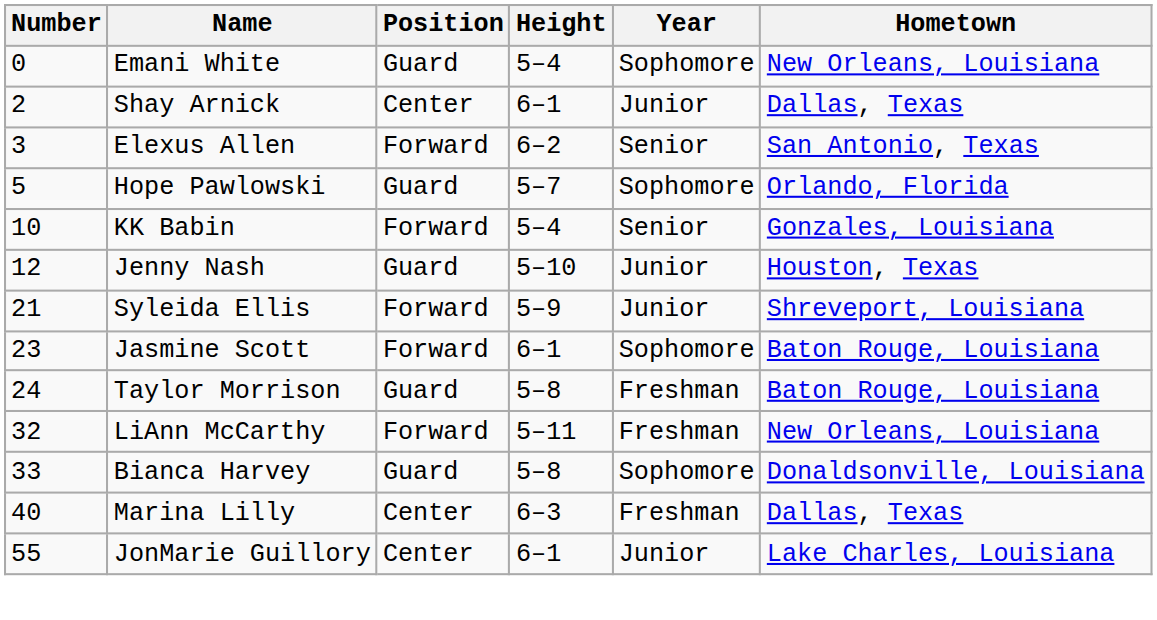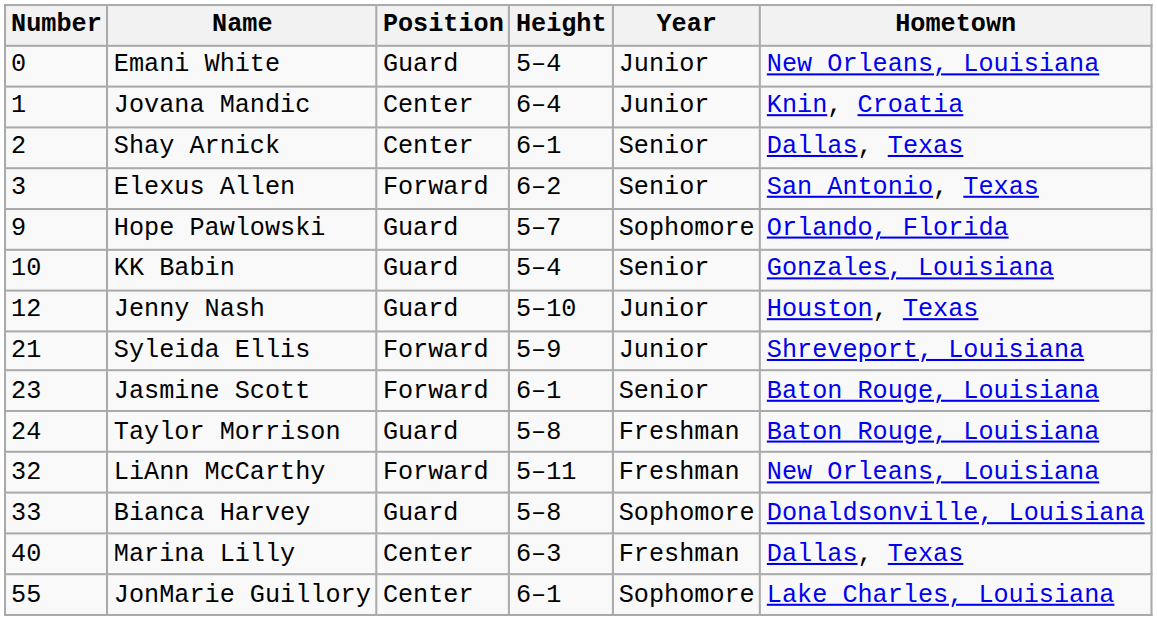(687, 66) Sophomore -> (664, 66) Junior
+ row: (212, 107)
(664, 107) Junior -> (664, 148) Senior
(19, 188) 5 -> (19, 229) 9
(436, 229) Forward -> (421, 270) Guard
(687, 351) Sophomore -> (664, 392) Senior
(664, 554) Junior -> (687, 595) Sophomore
